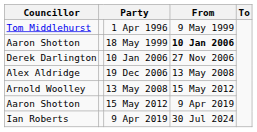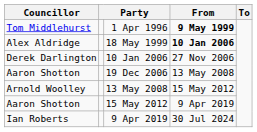(206, 27) normal -> (206, 27) bold
(43, 42) Aaron Shotton -> (43, 42) Alex Aldridge
(43, 73) Alex Aldridge -> (43, 73) Aaron Shotton
